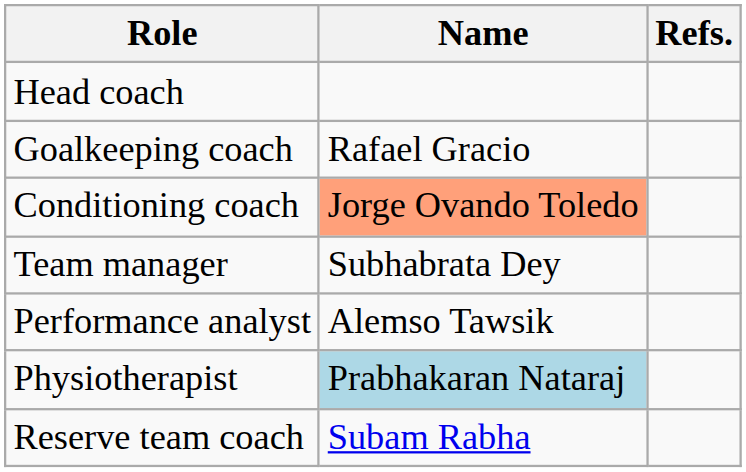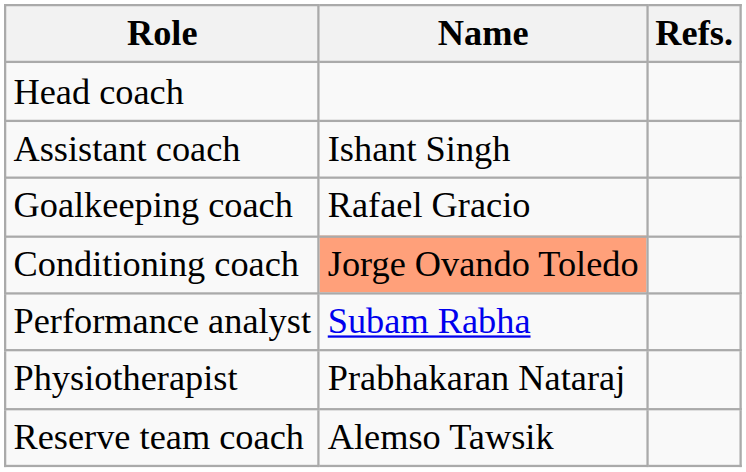+ row: (127, 148)
- row: (121, 263)
(441, 321) Alemso Tawsik -> (429, 321) Subam Rabha
(476, 378) lightblue background -> (476, 378) no background
(429, 436) Subam Rabha -> (441, 436) Alemso Tawsik
